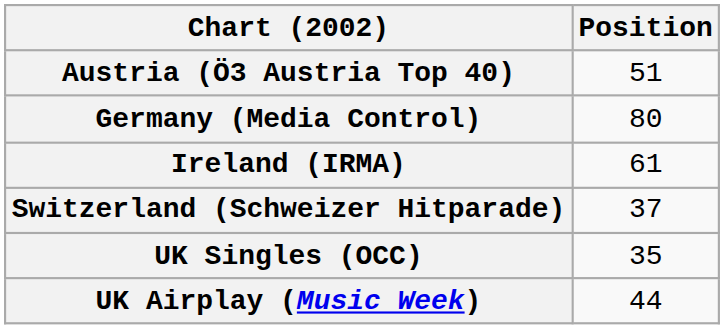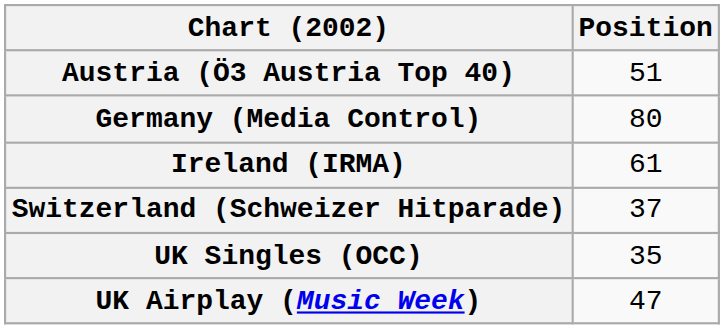(646, 301) 44 -> (646, 301) 47
